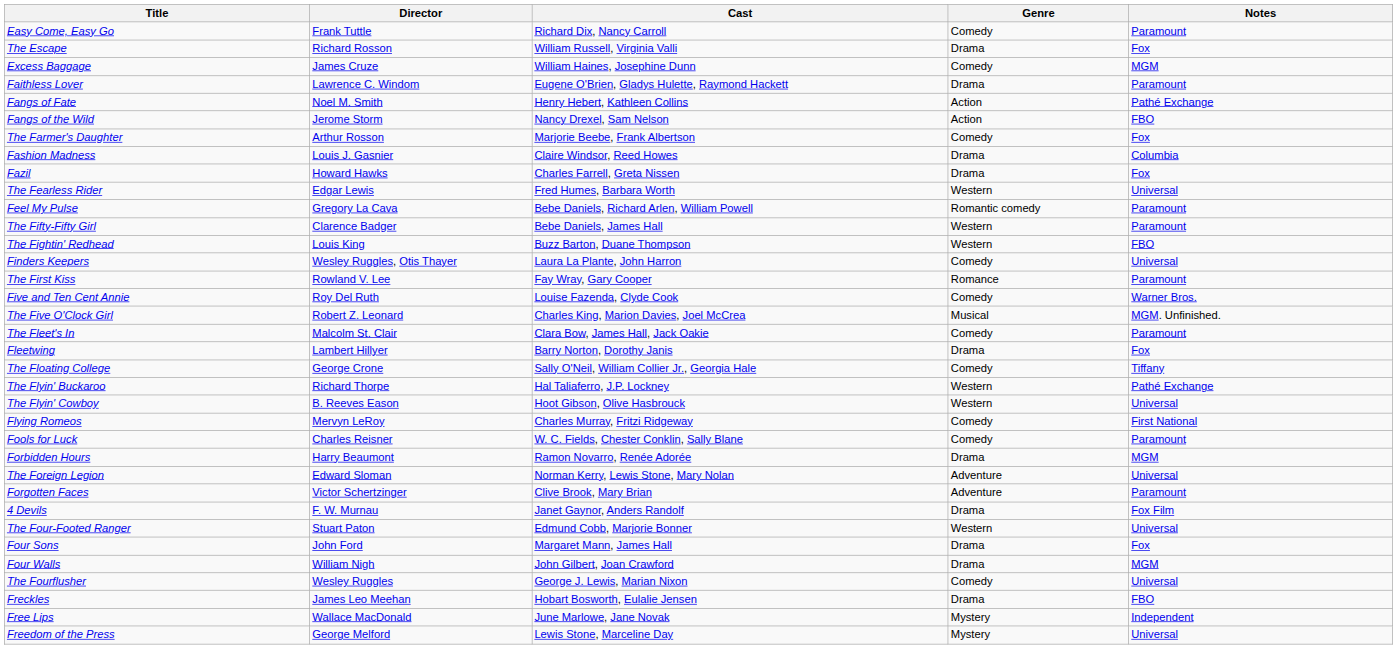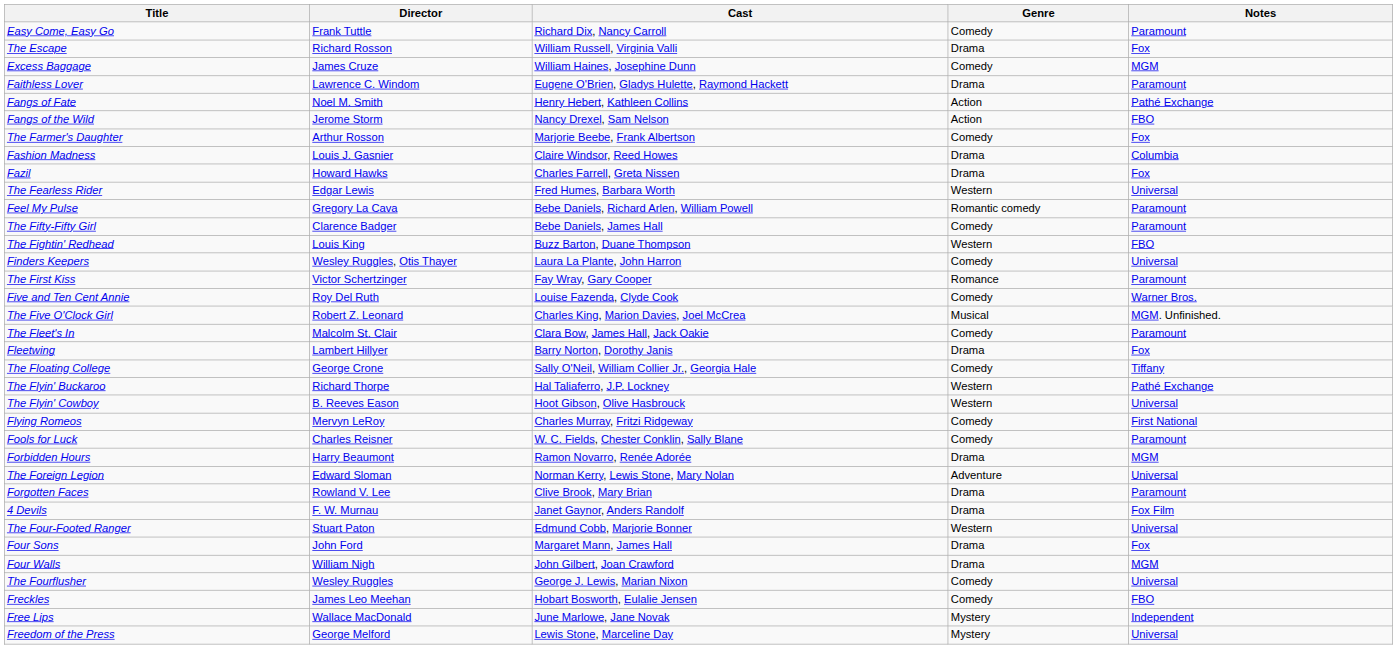(972, 226) Western -> (972, 226) Comedy
(351, 279) Rowland V. Lee -> (360, 279) Victor Schertzinger
(360, 492) Victor Schertzinger -> (351, 492) Rowland V. Lee
(976, 492) Adventure -> (968, 492) Drama
(968, 599) Drama -> (972, 599) Comedy
